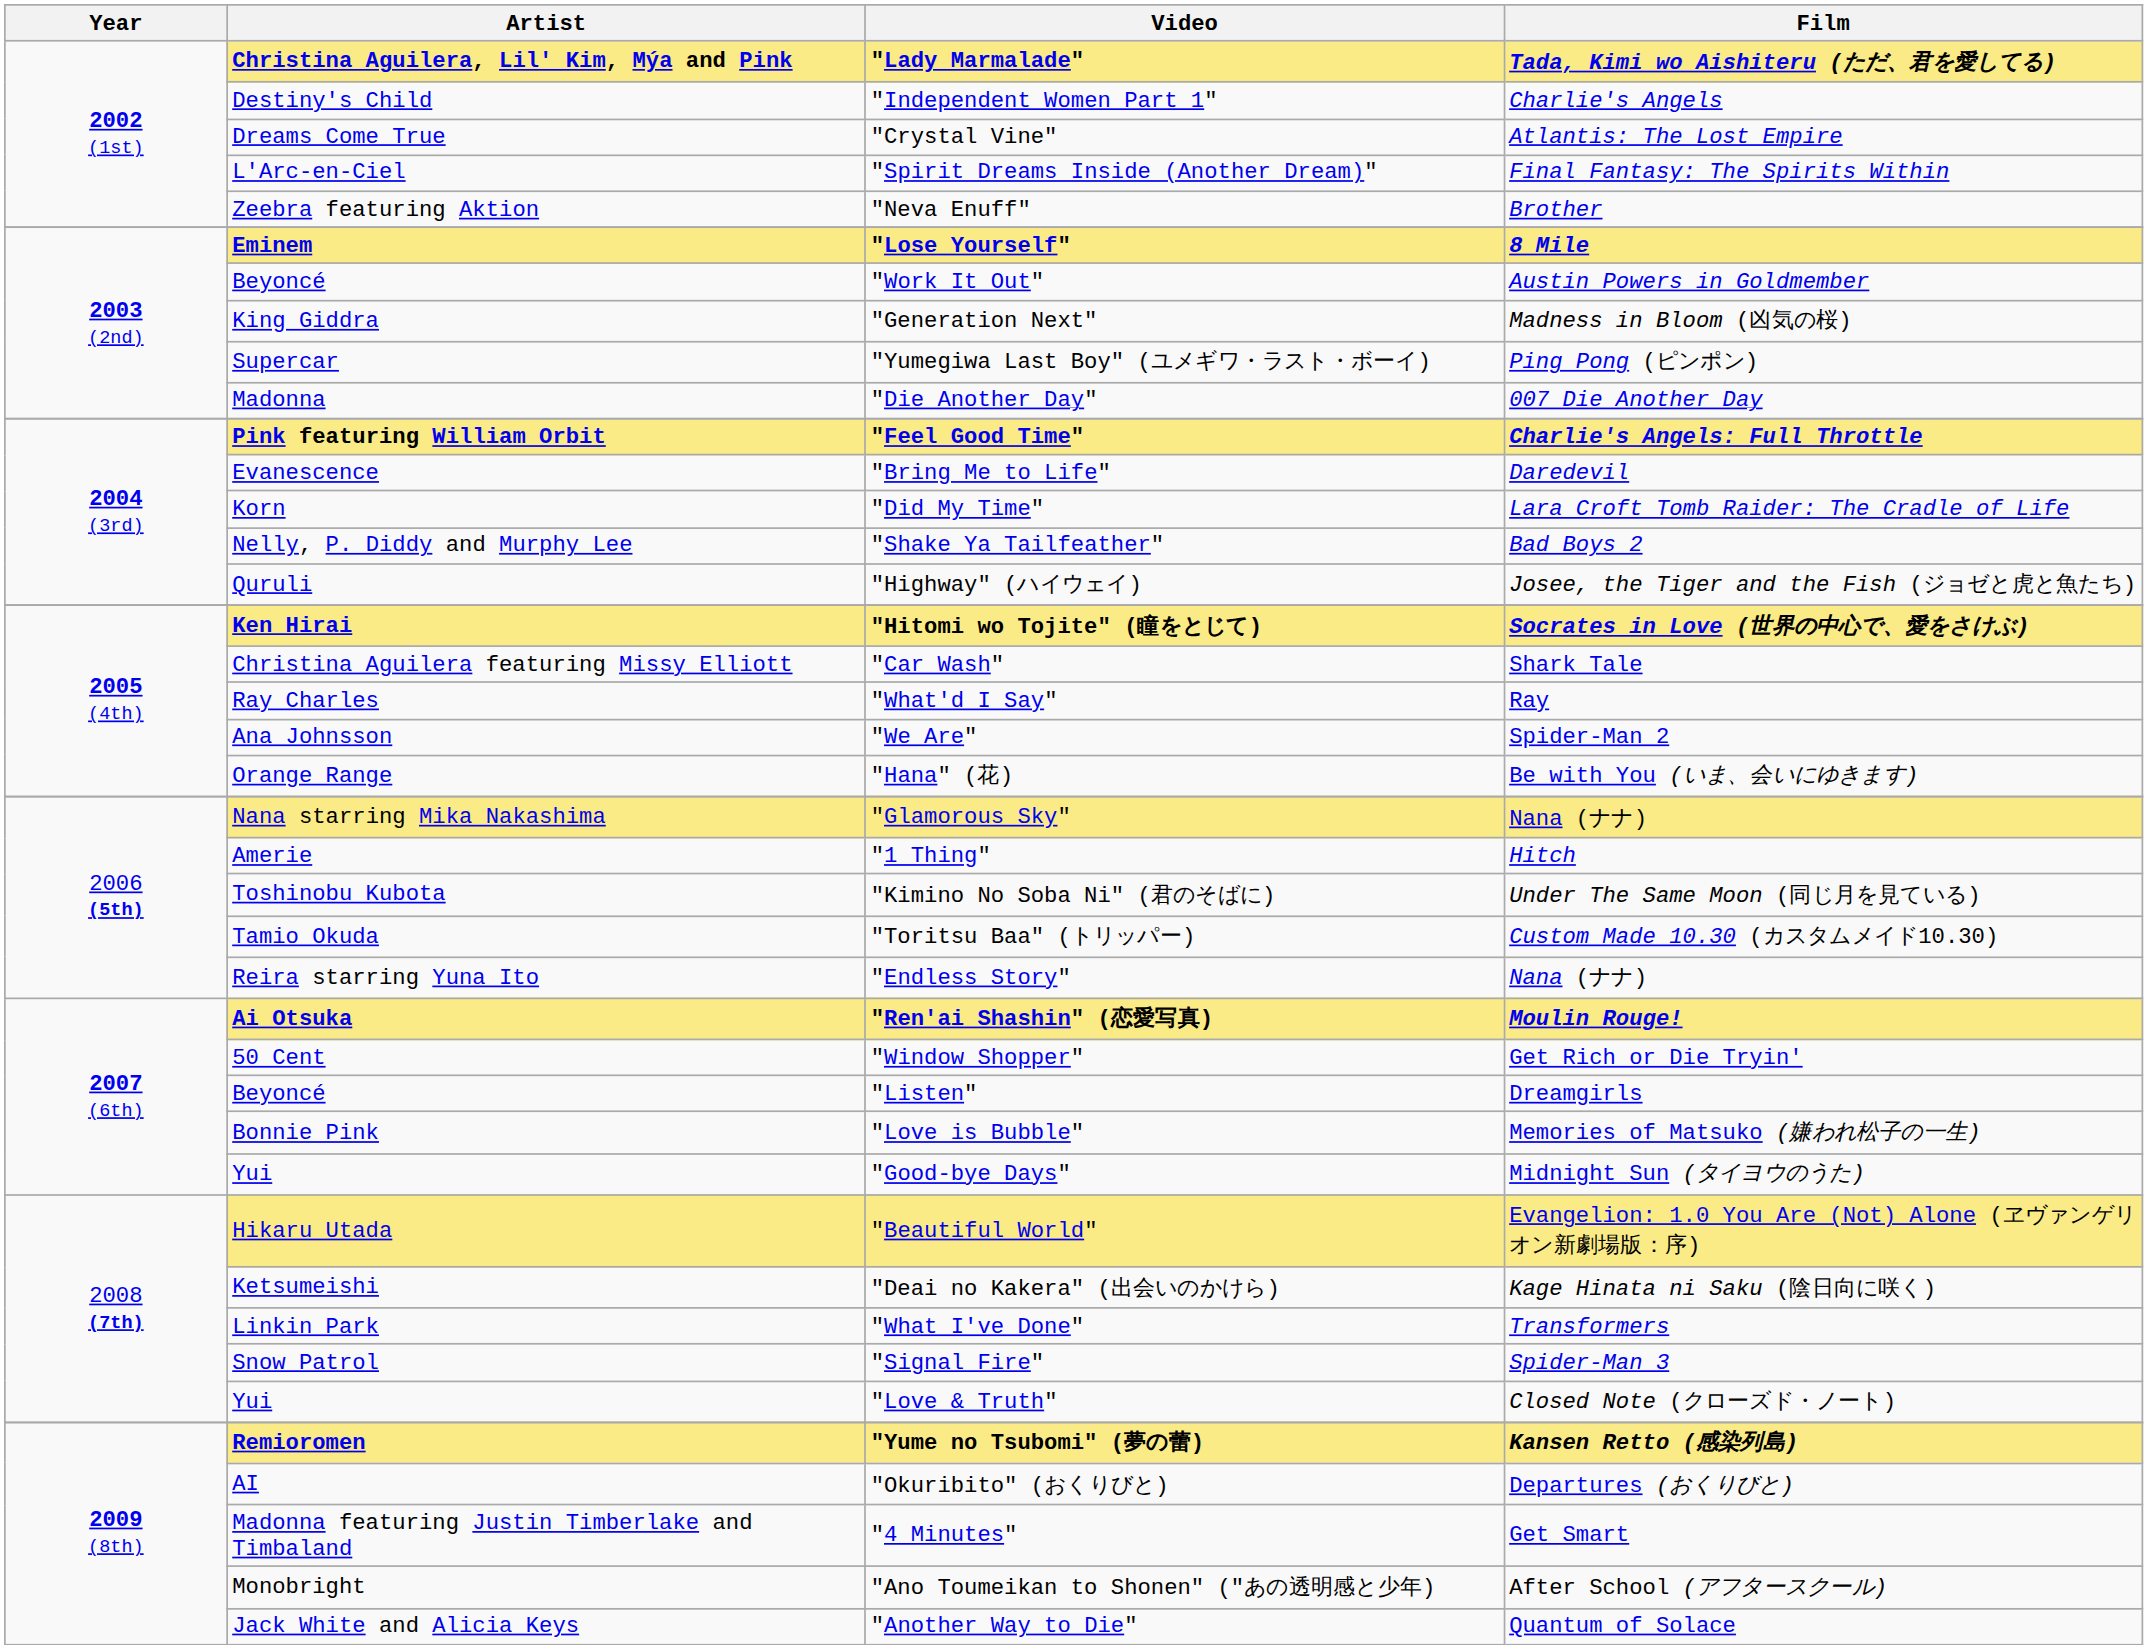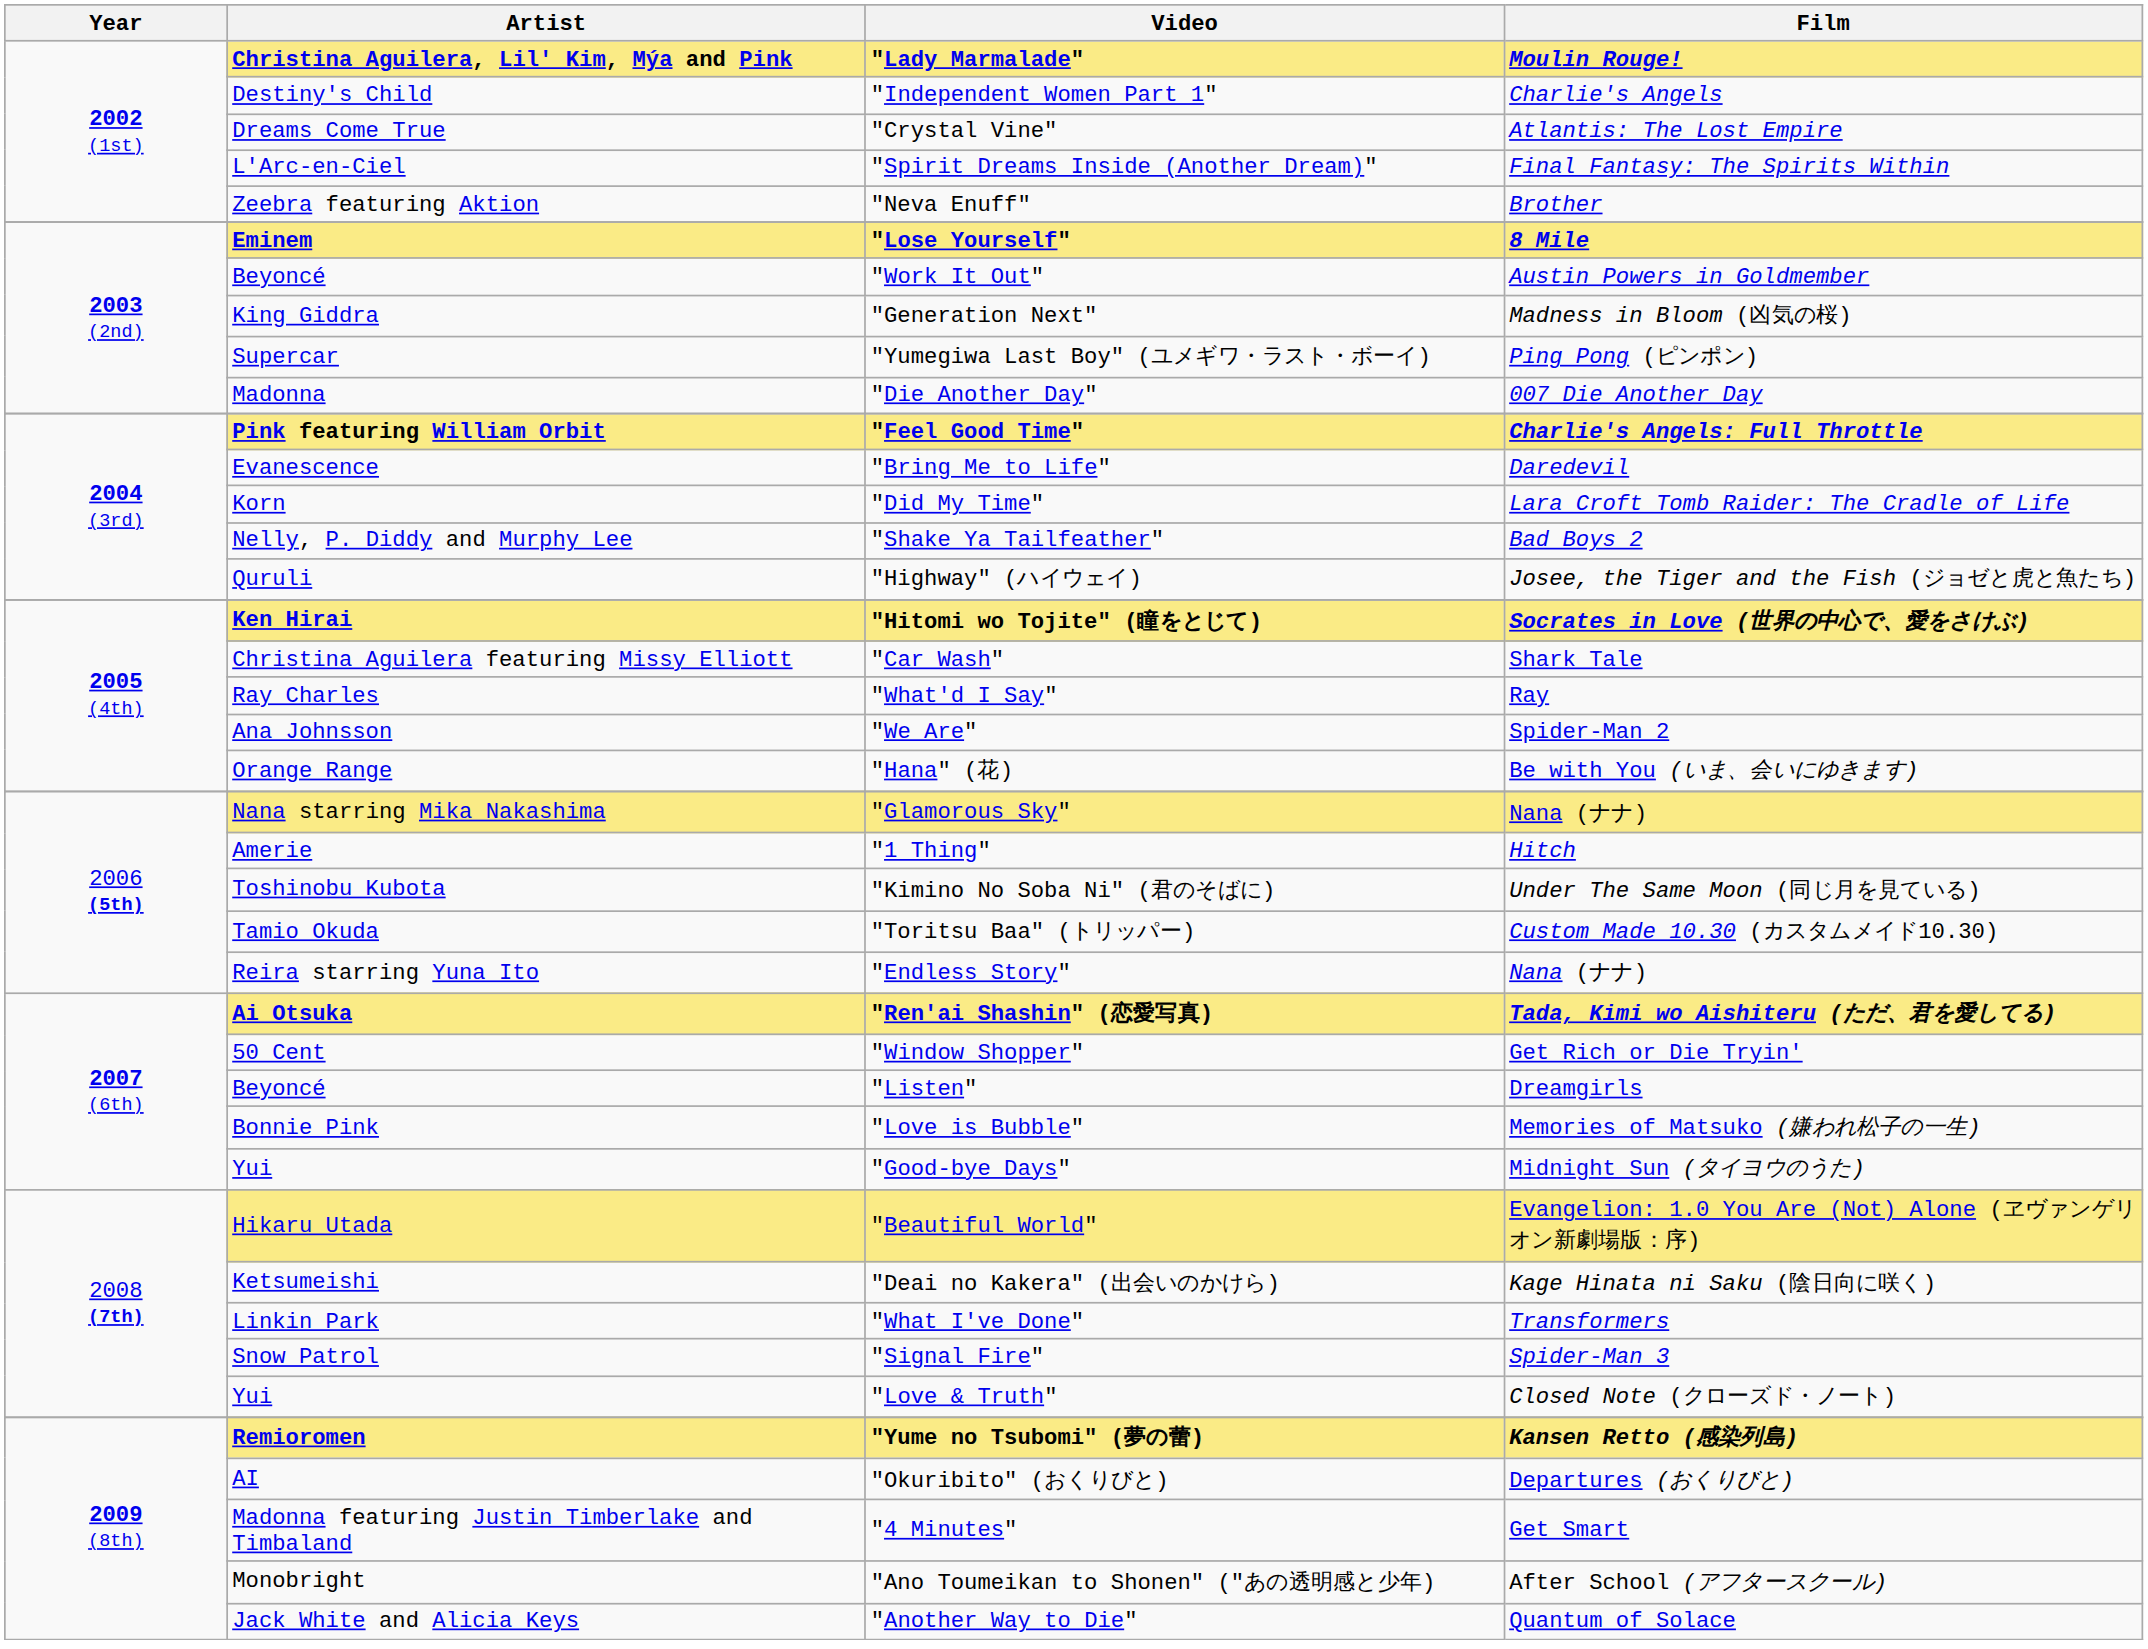(1783, 63) Tada, Kimi wo Aishiteru (ただ、君を愛してる) -> (1596, 59) Moulin Rouge!
(1596, 1019) Moulin Rouge! -> (1783, 1015) Tada, Kimi wo Aishiteru (ただ、君を愛してる)
